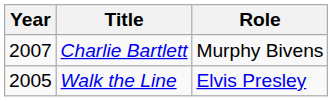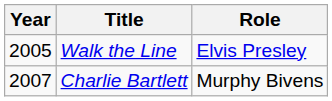rows swapped: (119, 80) <-> (124, 50)
